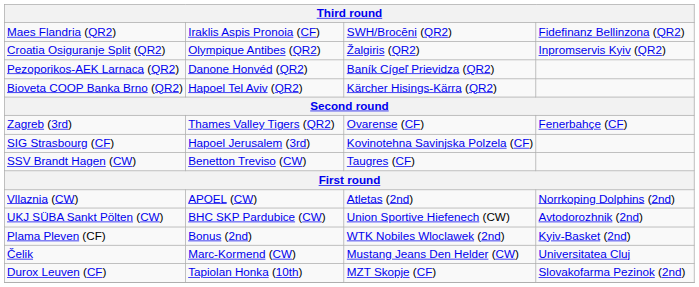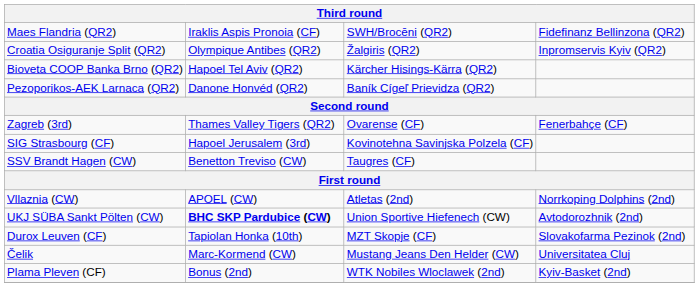rows swapped: (93, 69) <-> (95, 87)
(257, 217) normal -> (259, 217) bold
rows swapped: (57, 273) <-> (56, 236)
